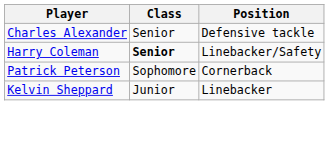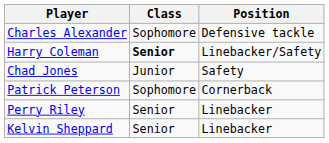(154, 33) Senior -> (164, 33) Sophomore
+ row: (42, 71)
+ row: (46, 109)
(154, 90) Junior -> (154, 128) Senior
